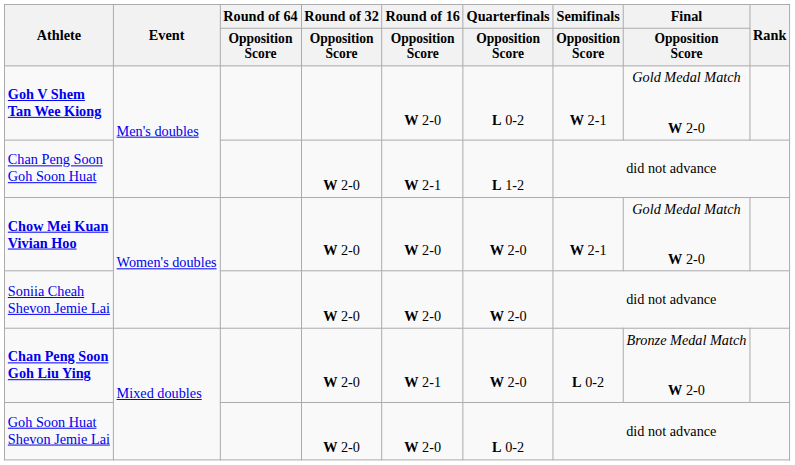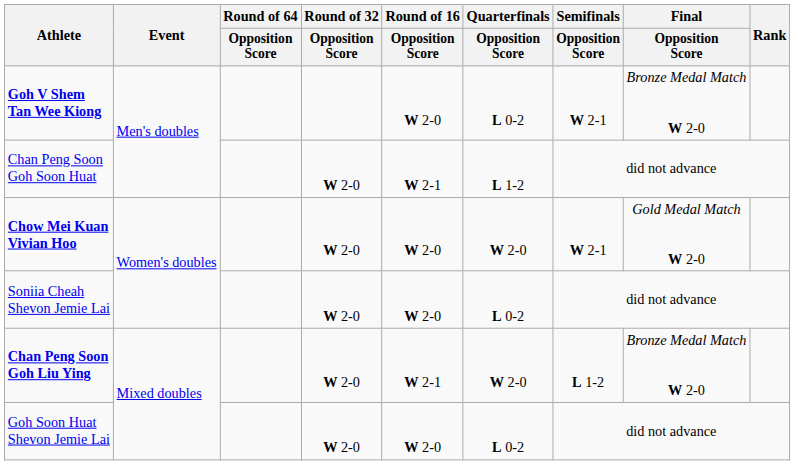(686, 103) Gold Medal Match W 2-0 -> (686, 103) Bronze Medal Match W 2-0
(508, 317) W 2-0 -> (508, 317) L 0-2
(588, 382) L 0-2 -> (588, 382) L 1-2
